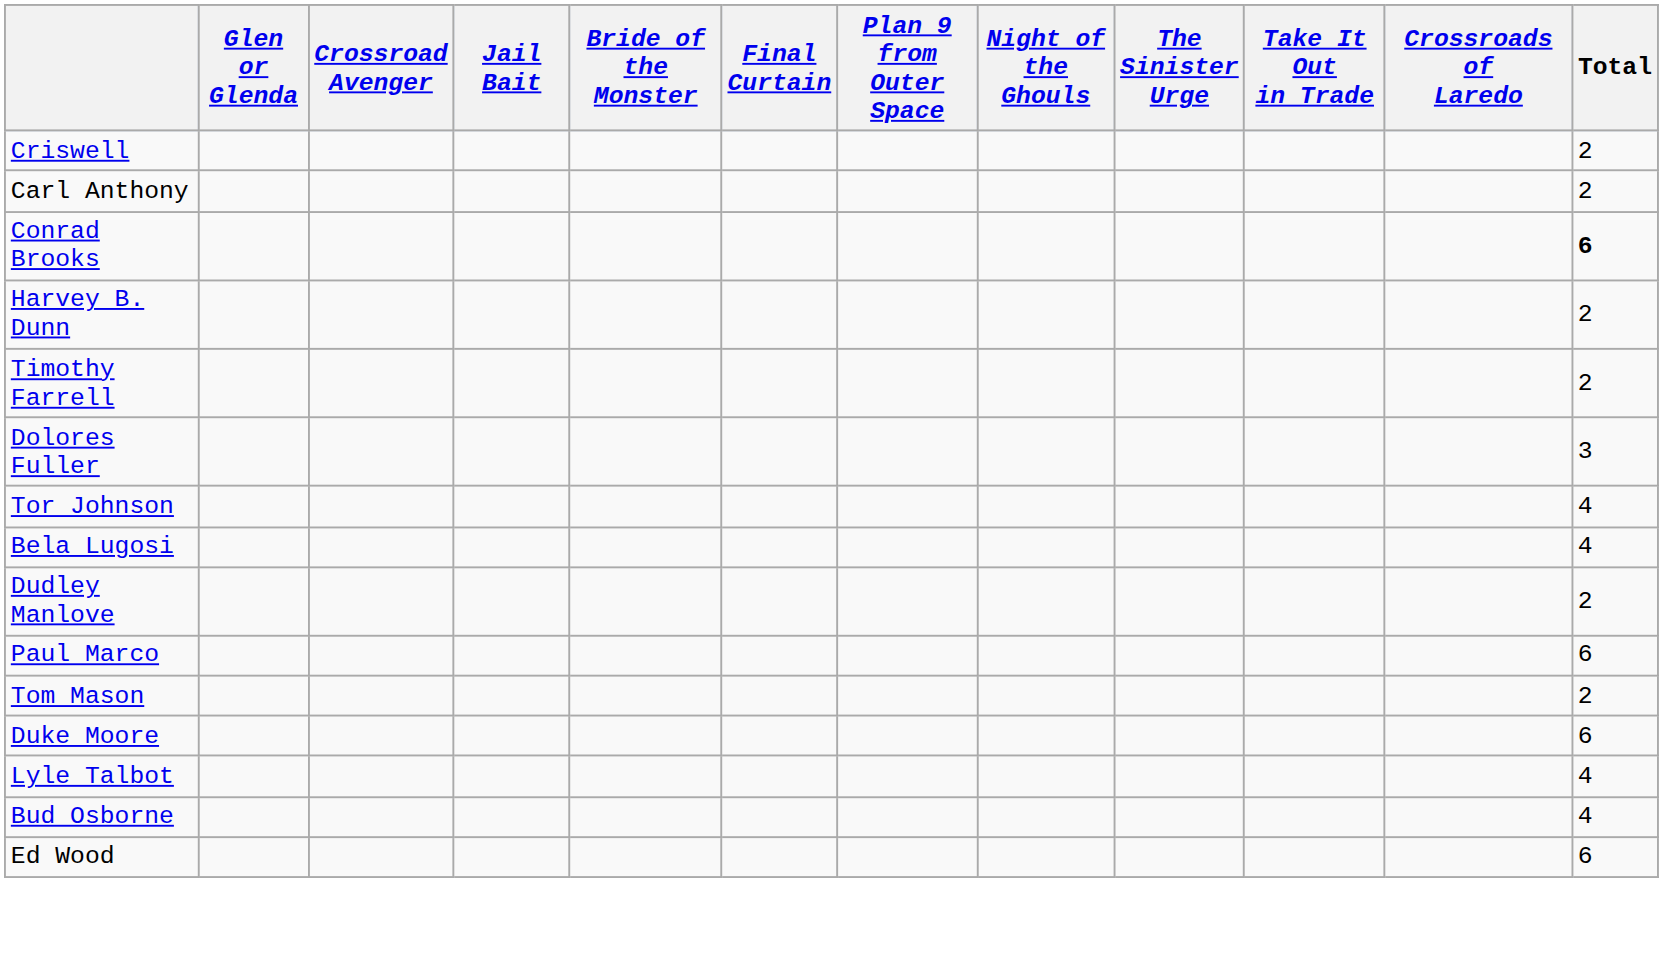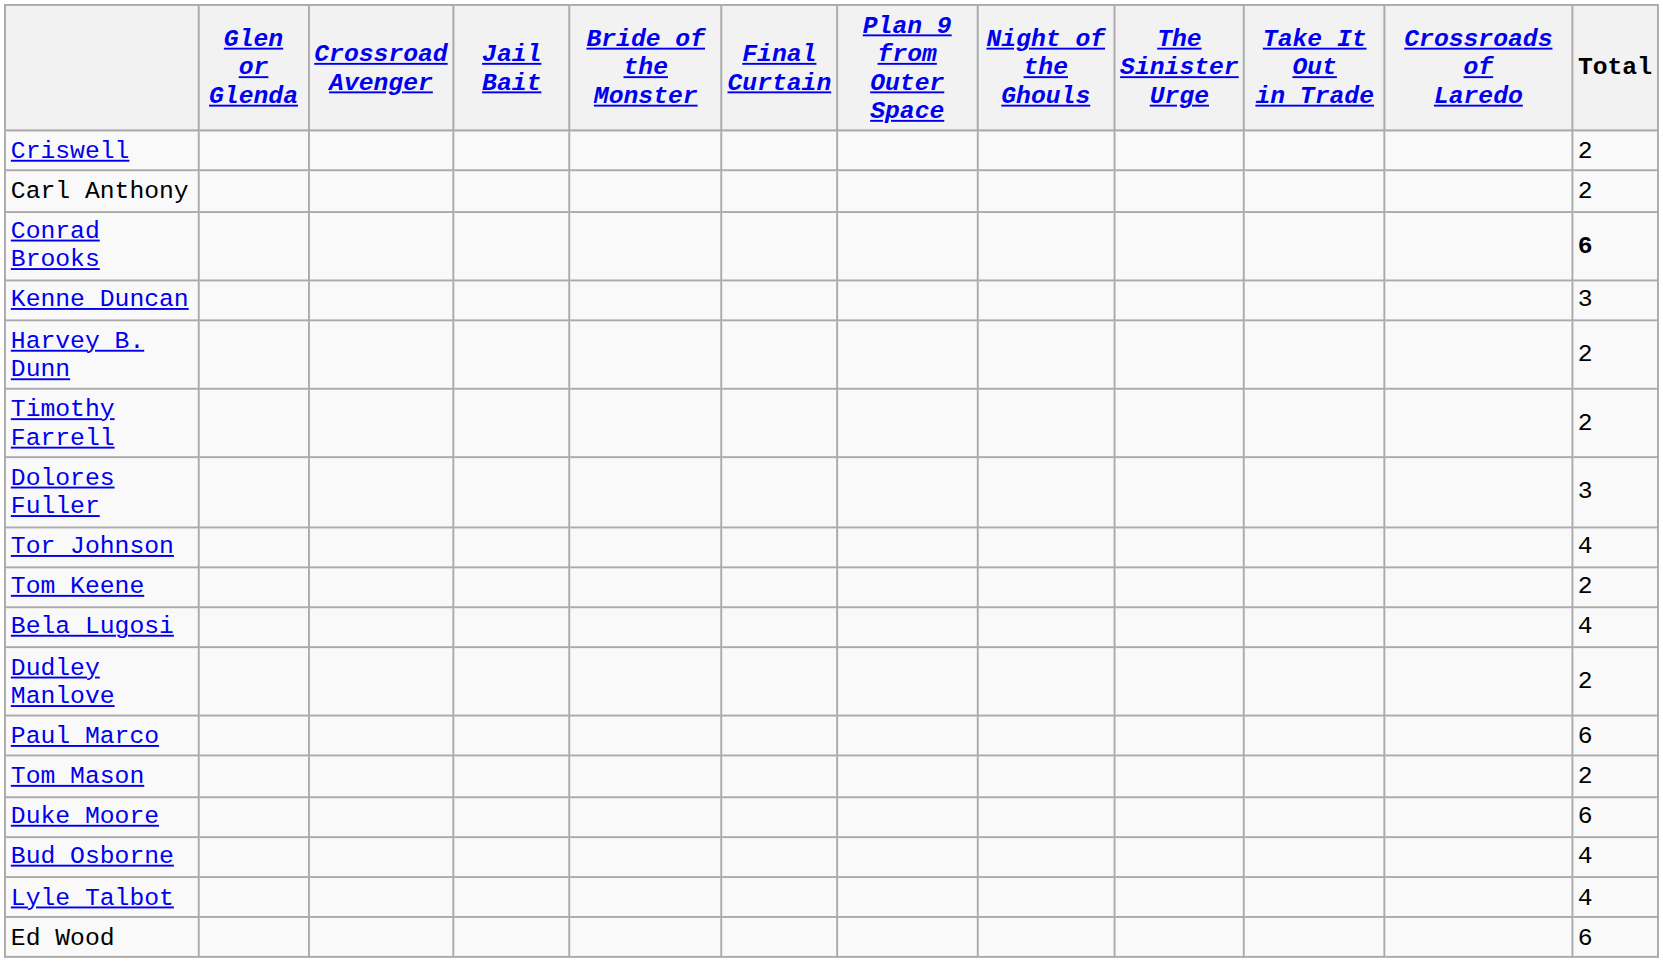+ row: (100, 300)
+ row: (78, 587)
rows swapped: (92, 817) <-> (92, 776)
